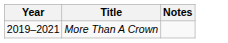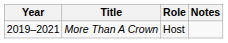+ column: (175, 12)
